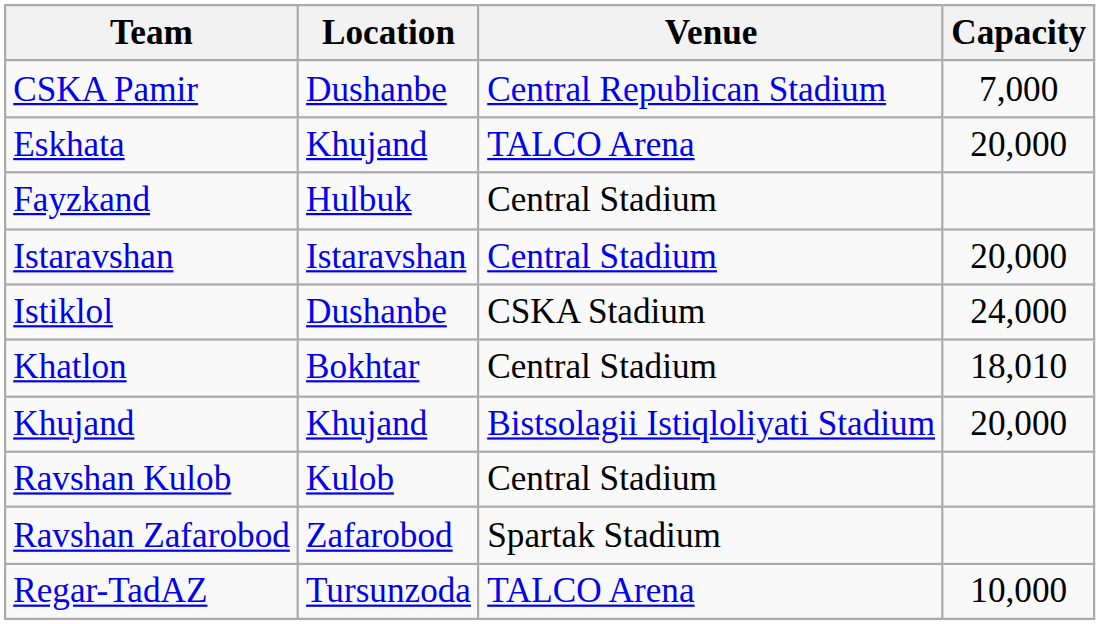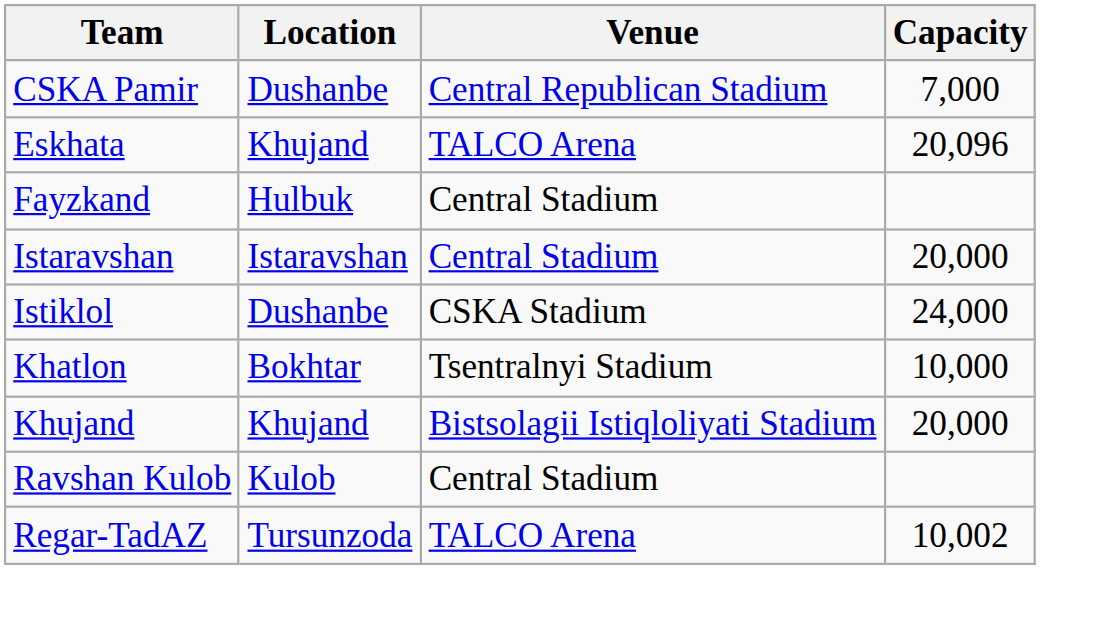(1019, 144) 20,000 -> (960, 144) 20,096
(602, 367) Central Stadium -> (571, 367) Tsentralnyi Stadium
(1019, 367) 18,010 -> (960, 367) 10,000
- row: (152, 534)
(1019, 590) 10,000 -> (960, 534) 10,002
